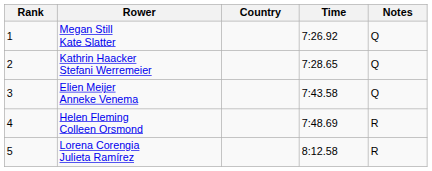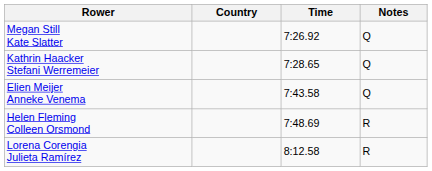- column: (31, 13)
